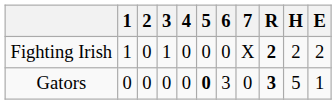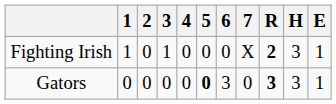(296, 52) 2 -> (296, 52) 3
(320, 52) 2 -> (320, 52) 1
(296, 83) 5 -> (296, 83) 3
